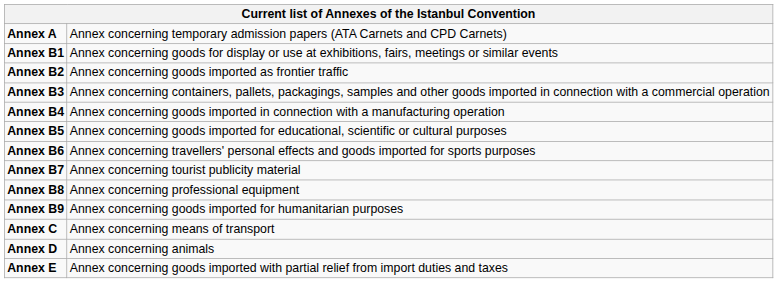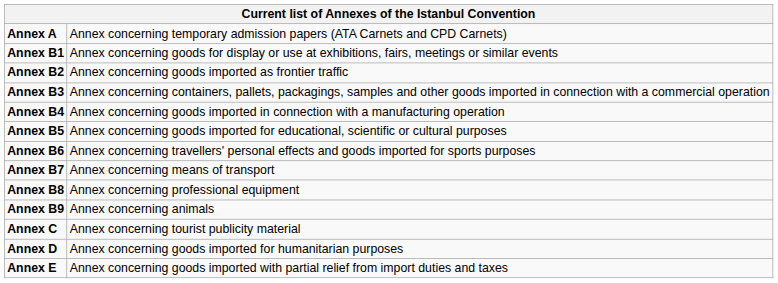(185, 170) Annex concerning tourist publicity material -> (172, 170) Annex concerning means of transport
(236, 209) Annex concerning goods imported for humanitarian purposes -> (142, 209) Annex concerning animals
(172, 229) Annex concerning means of transport -> (185, 229) Annex concerning tourist publicity material
(142, 248) Annex concerning animals -> (236, 248) Annex concerning goods imported for humanitarian purposes
